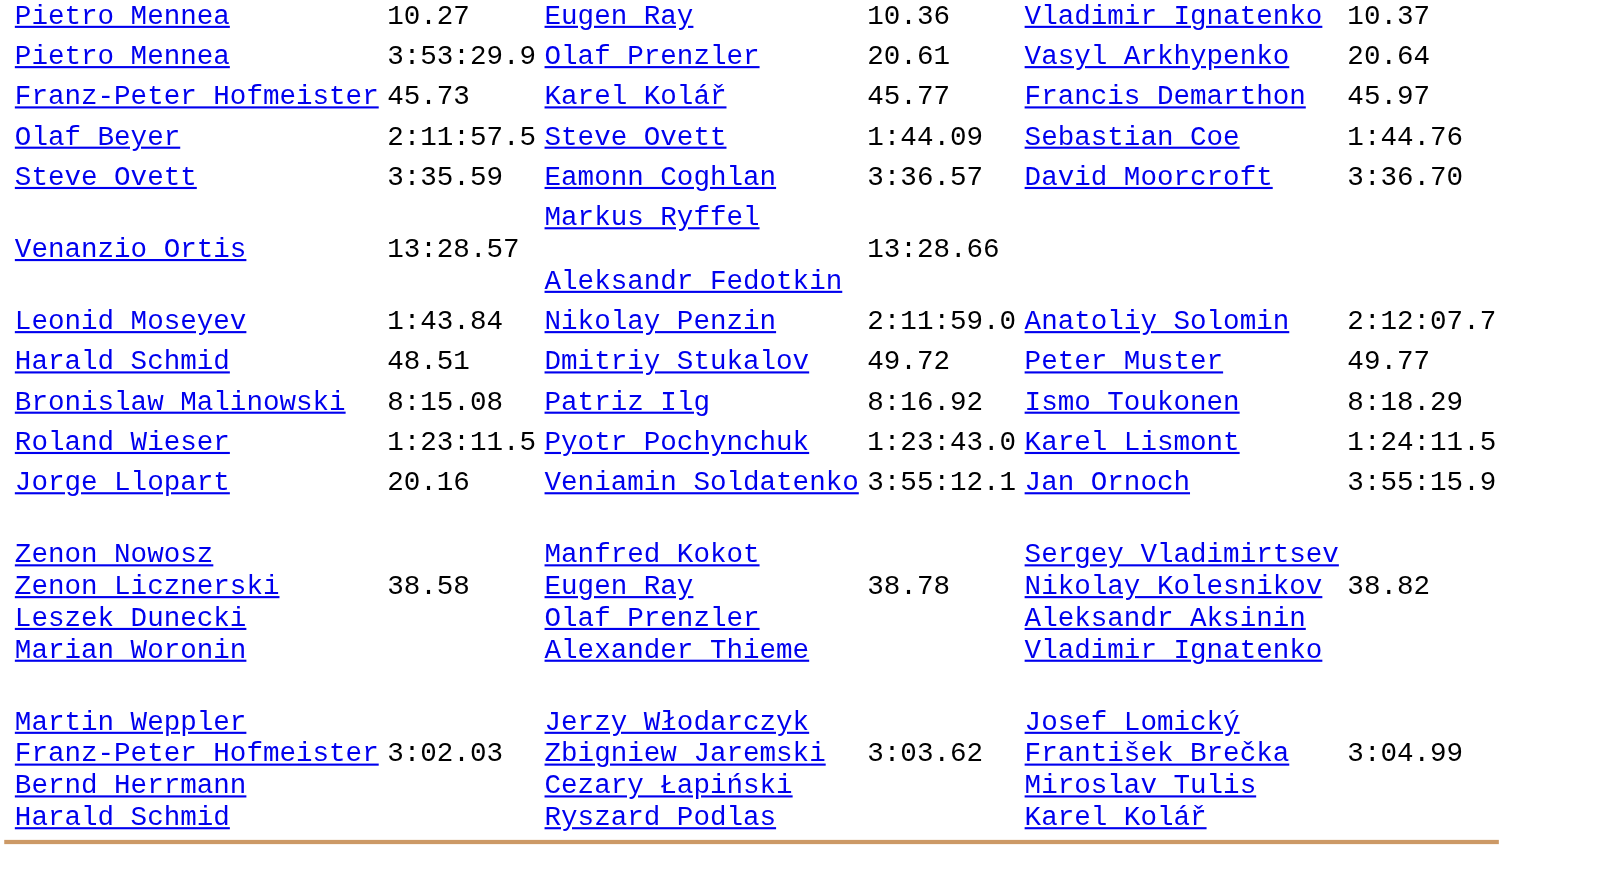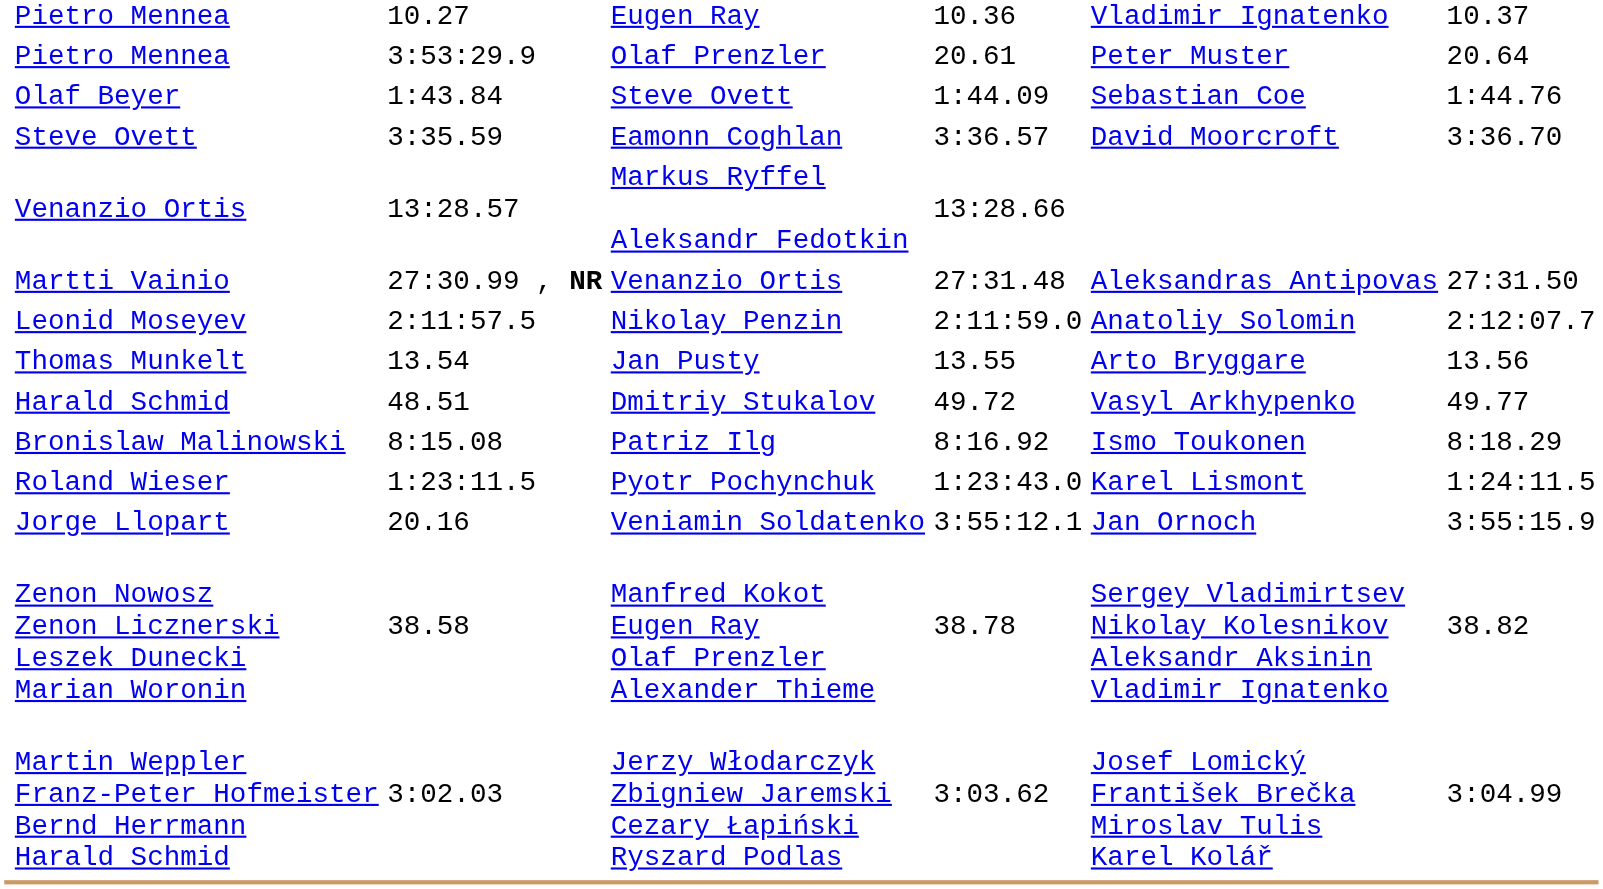(1157, 57) Vasyl Arkhypenko -> (1190, 57) Peter Muster
- row: (197, 97)
(462, 137) 2:11:57.5 -> (445, 97) 1:43.84
+ row: (122, 281)
(445, 322) 1:43.84 -> (462, 322) 2:11:57.5
+ row: (131, 362)
(1124, 362) Peter Muster -> (1223, 402) Vasyl Arkhypenko
